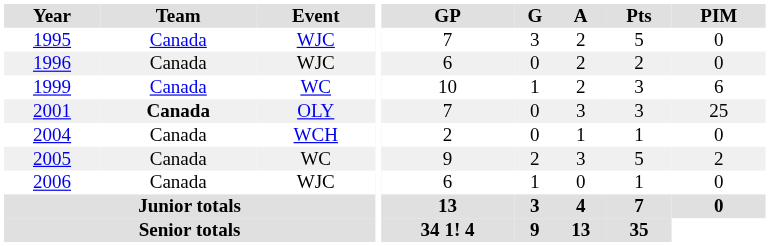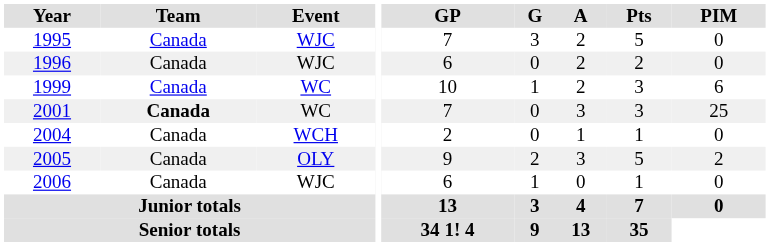(316, 111) OLY -> (316, 111) WC
(316, 158) WC -> (316, 158) OLY
